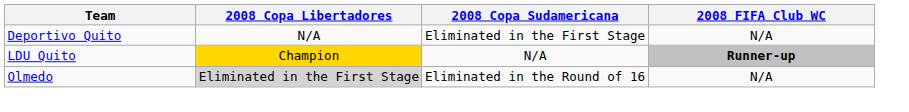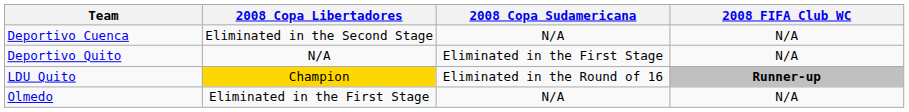+ row: (68, 35)
(535, 56) N/A -> (553, 76) Eliminated in the Round of 16
(309, 76) lightgrey background -> (319, 97) no background
(535, 76) Eliminated in the Round of 16 -> (553, 97) N/A
